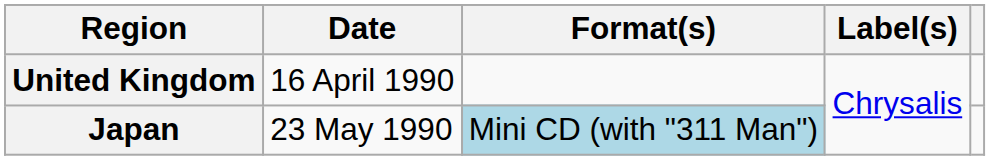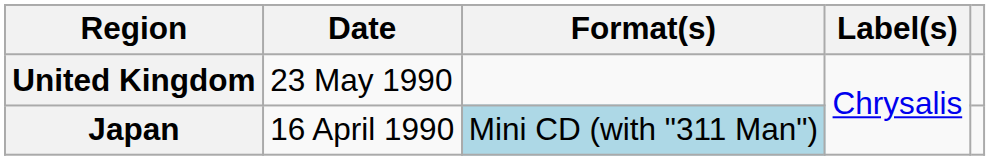(362, 79) 16 April 1990 -> (361, 79) 23 May 1990
(361, 129) 23 May 1990 -> (362, 129) 16 April 1990
